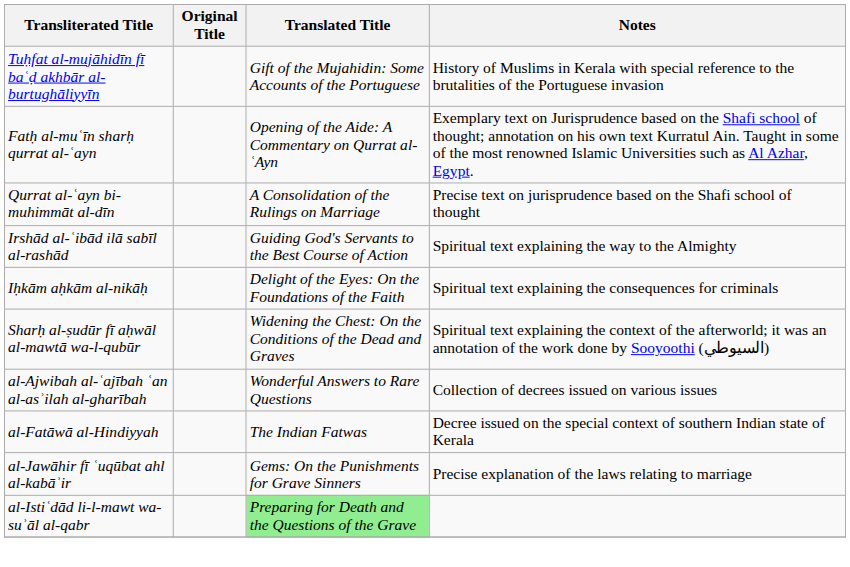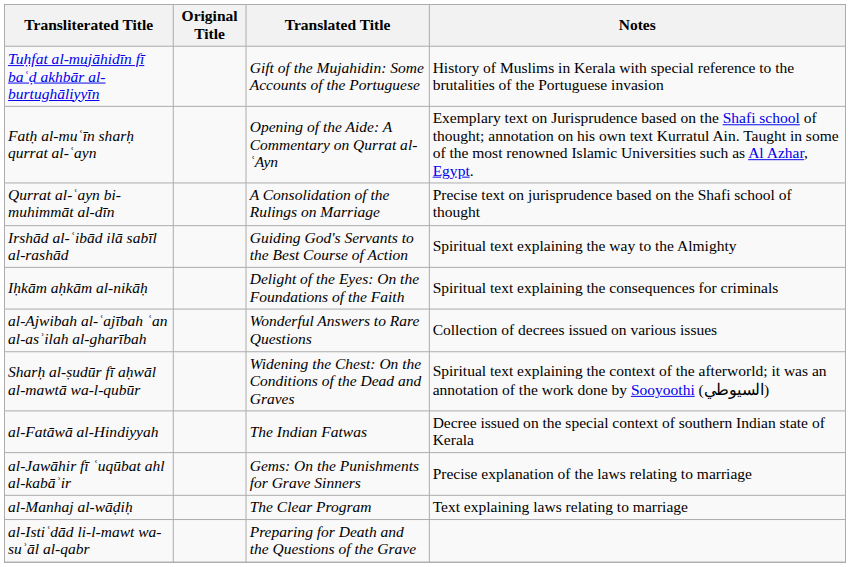rows swapped: (82, 339) <-> (88, 389)
+ row: (70, 507)
(333, 516) lightgreen background -> (333, 540) no background
